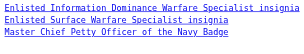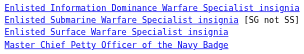+ row: (152, 20)
